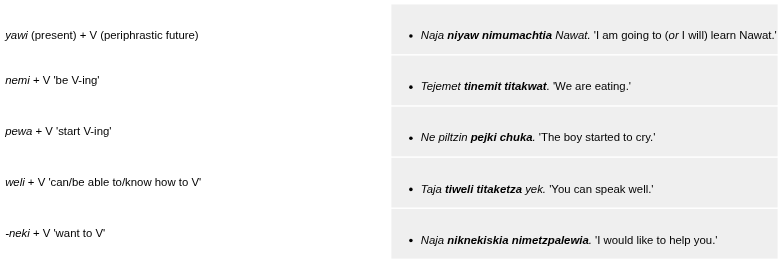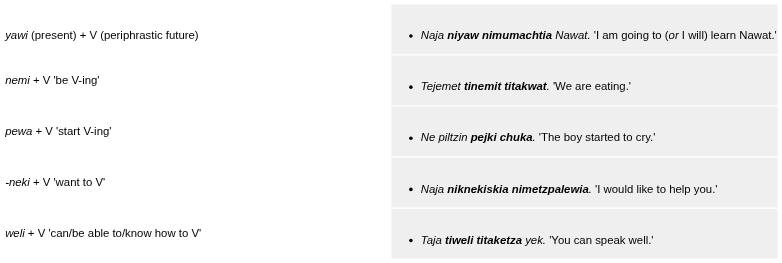rows swapped: (55, 233) <-> (103, 182)
